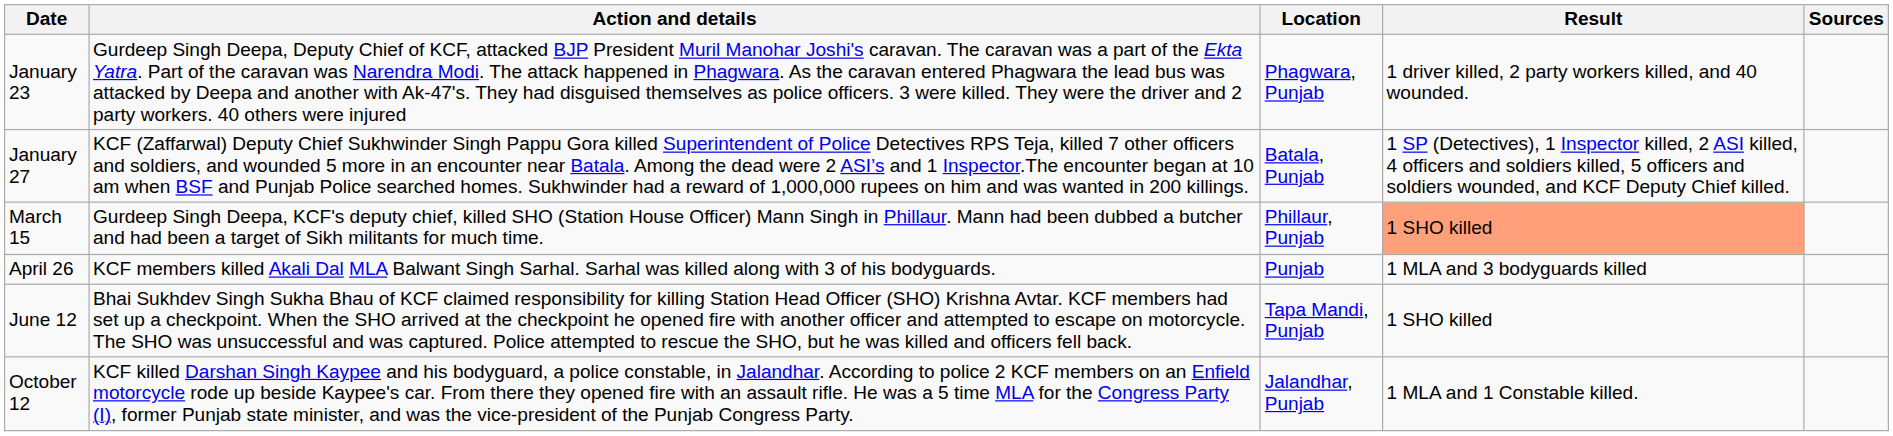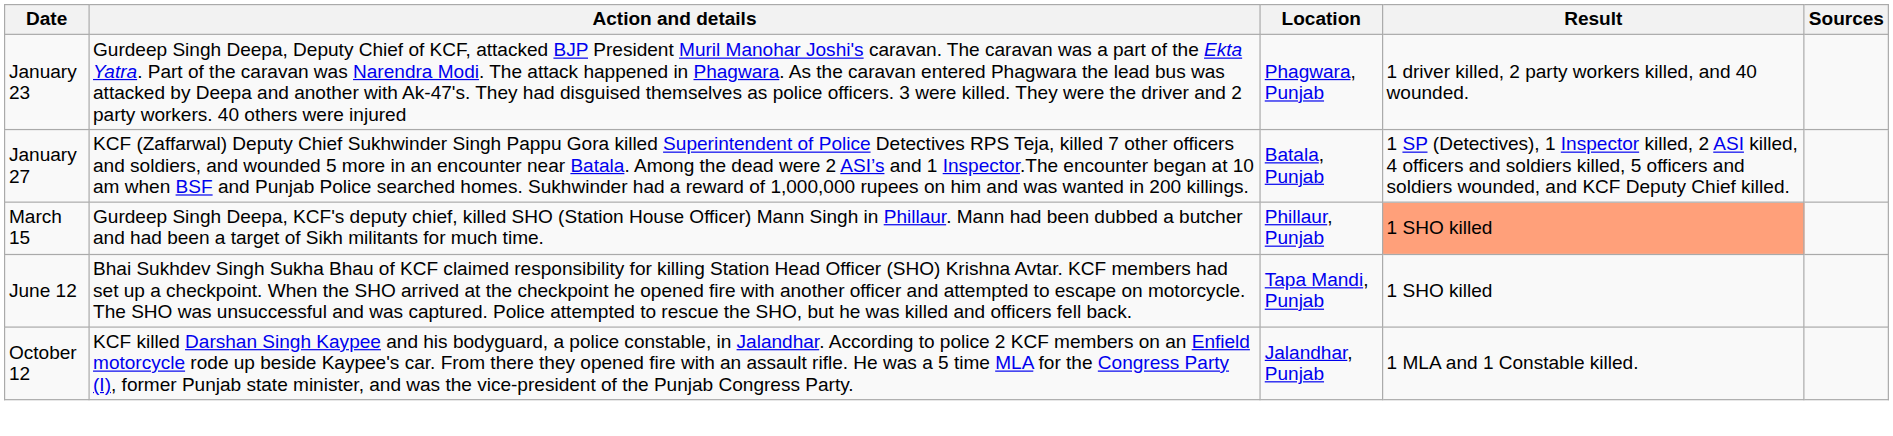- row: (41, 268)
